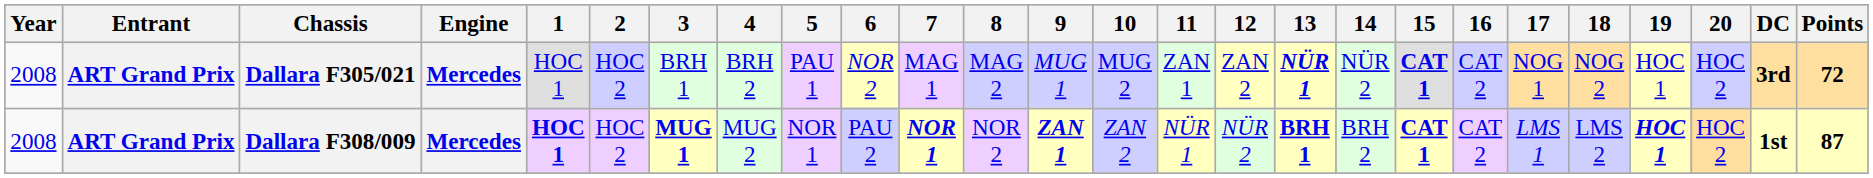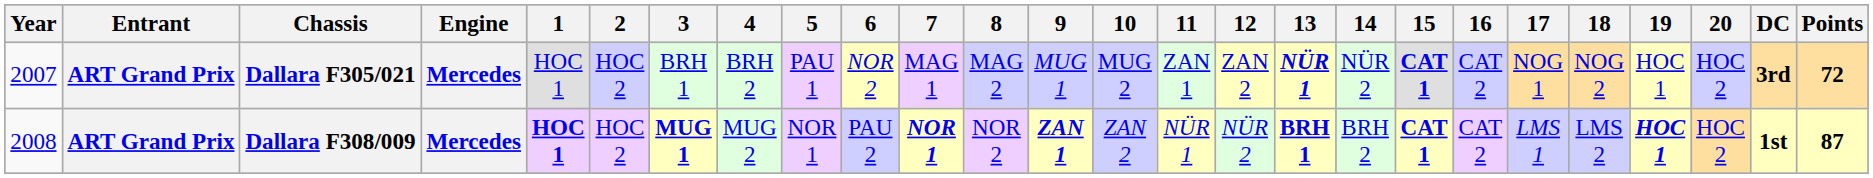(33, 74) 2008 -> (33, 74) 2007
